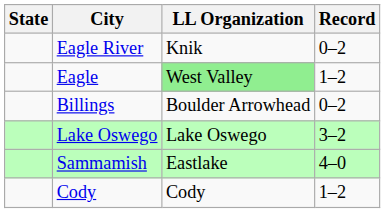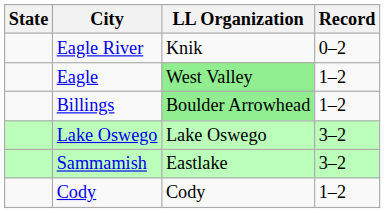(238, 105) no background -> (238, 105) lightgreen background
(332, 105) 0–2 -> (332, 105) 1–2
(332, 163) 4–0 -> (332, 163) 3–2
